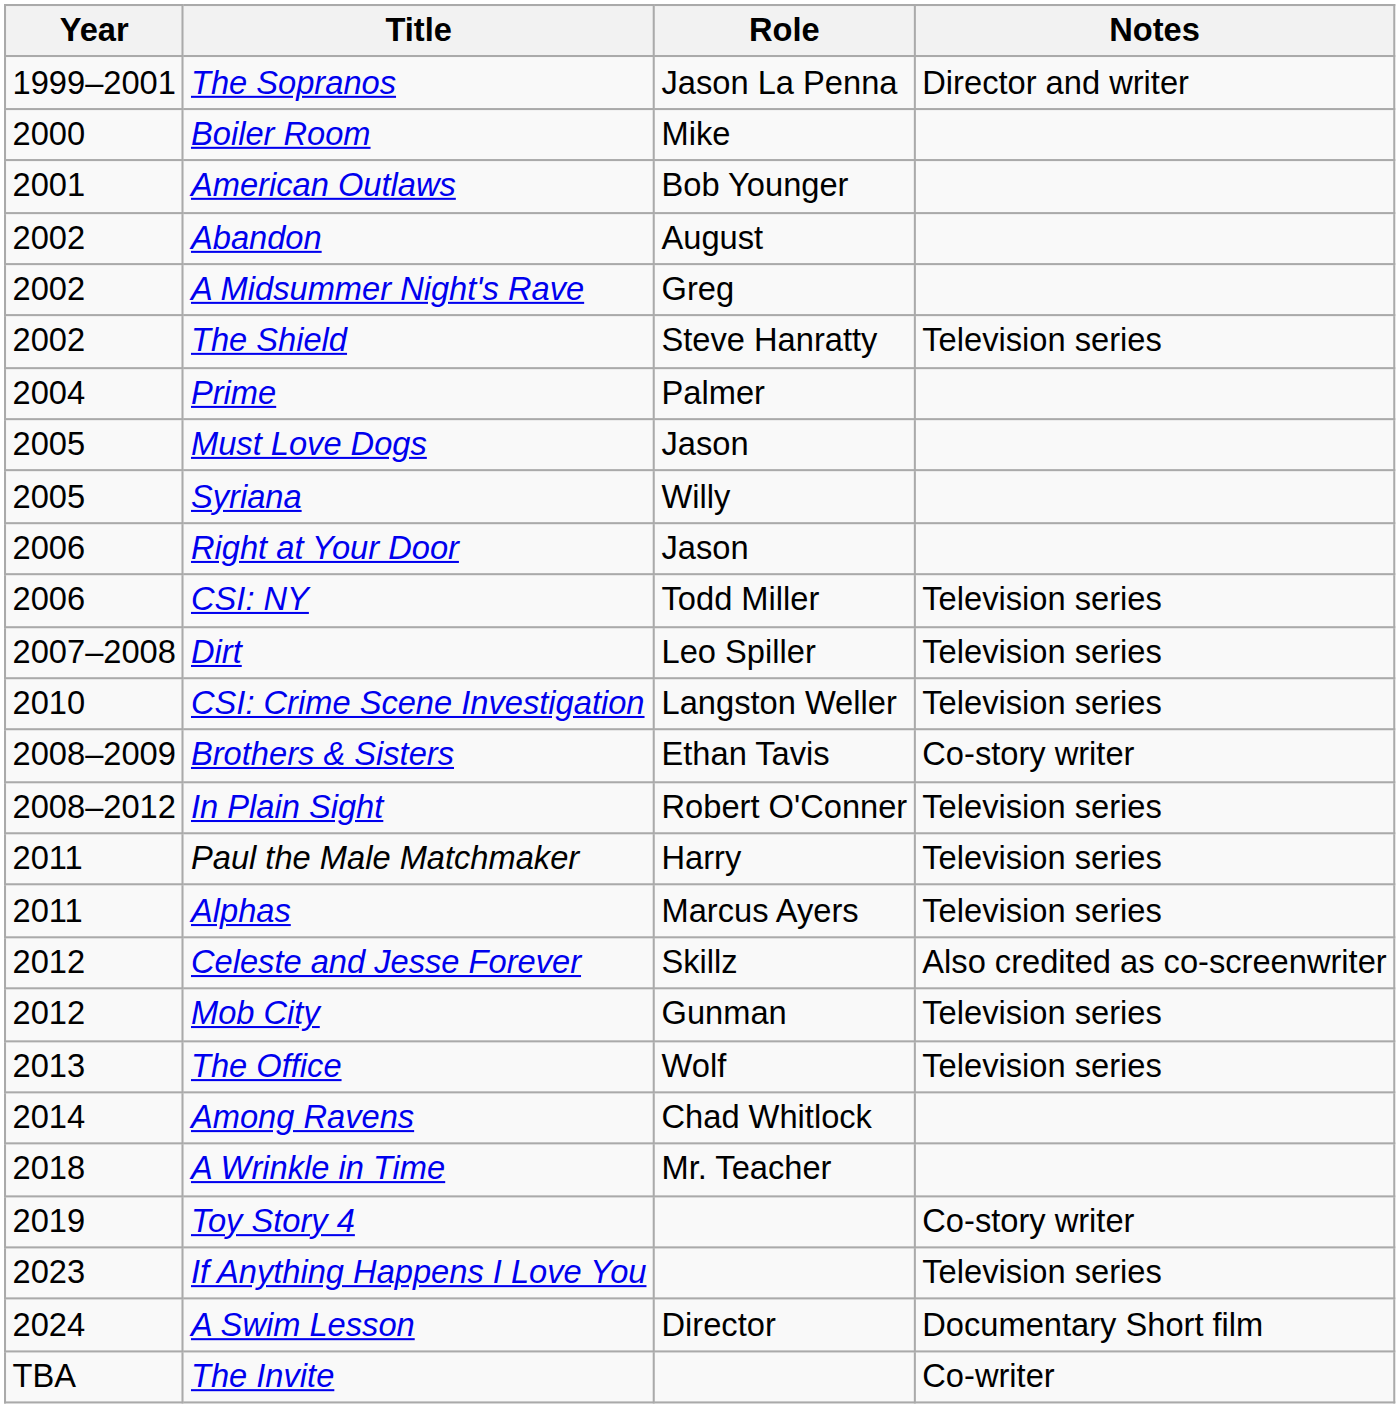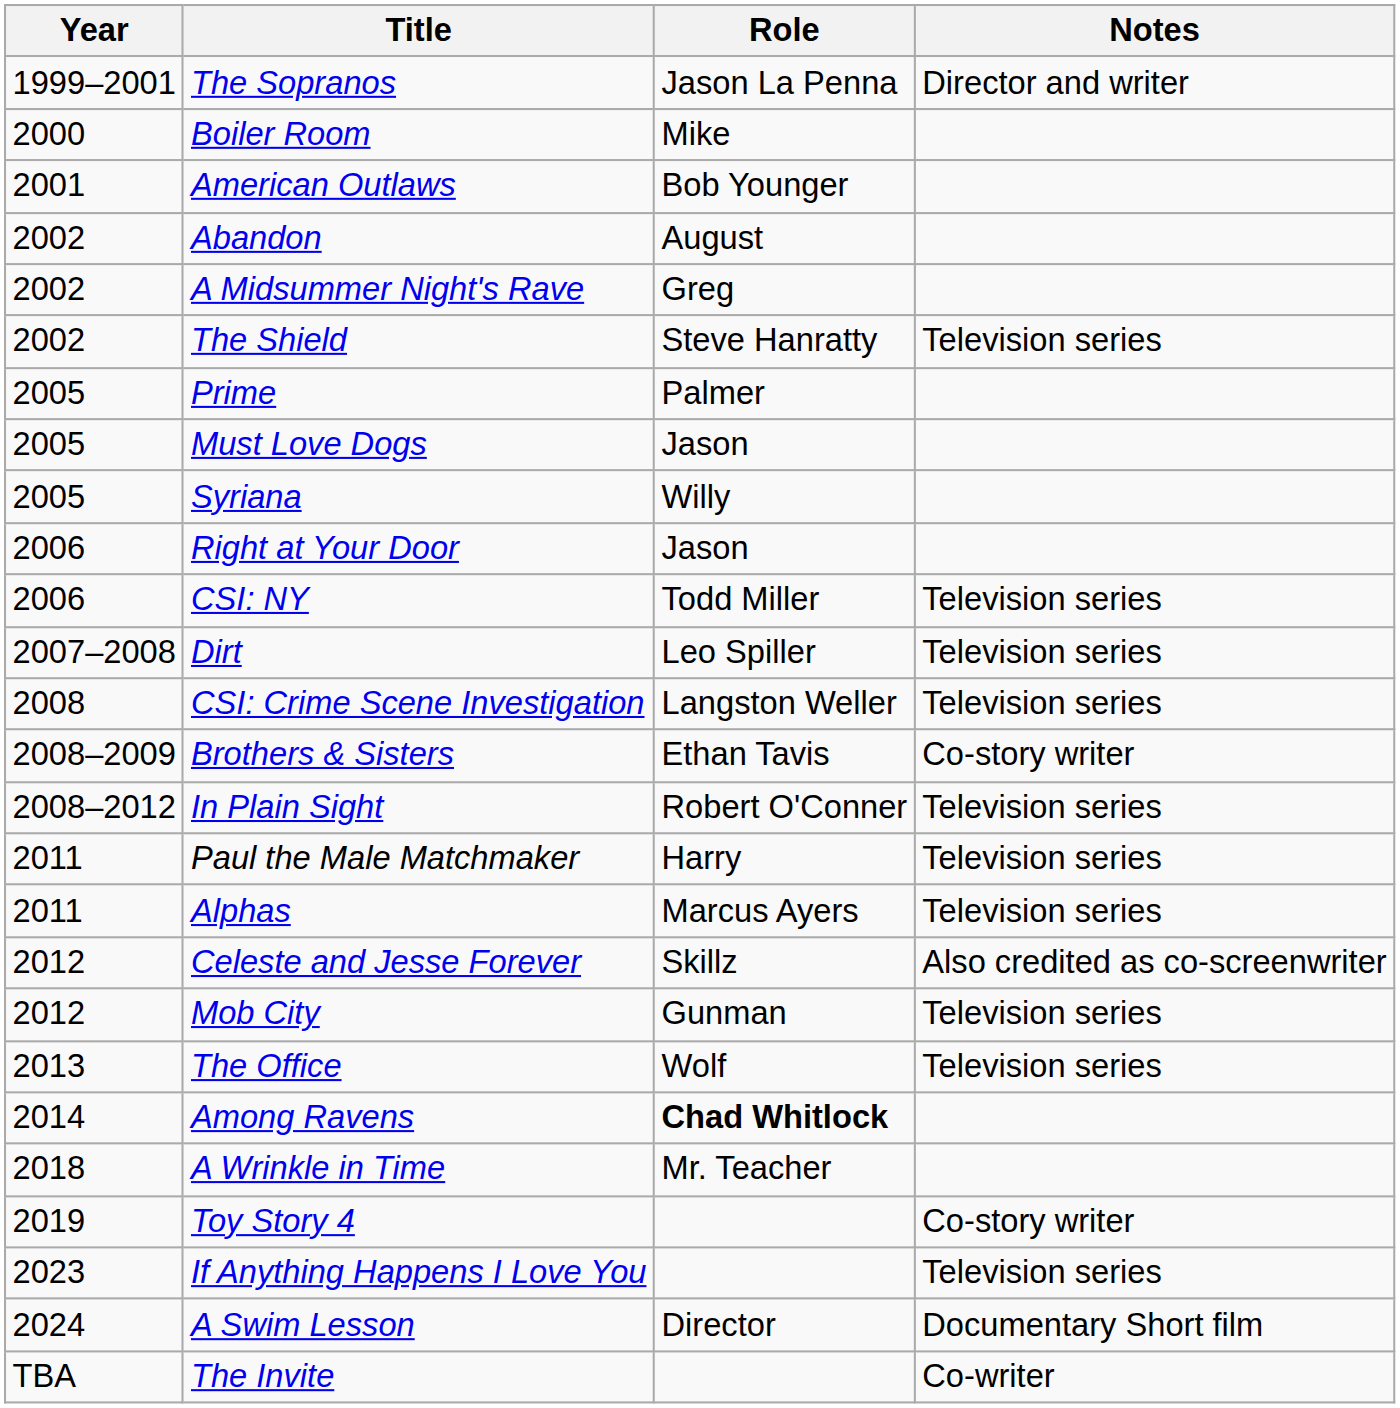(49, 392) 2004 -> (49, 392) 2005
(49, 703) 2010 -> (49, 703) 2008
(767, 1117) normal -> (775, 1117) bold
